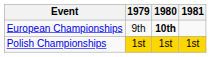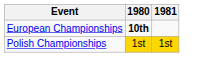- column: (138, 12)
